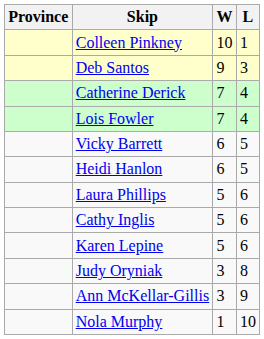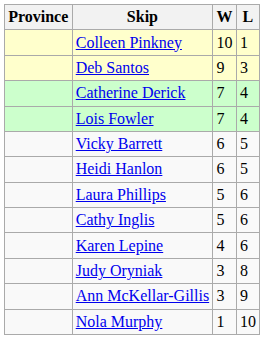(221, 245) 5 -> (221, 245) 4
